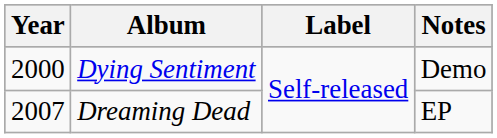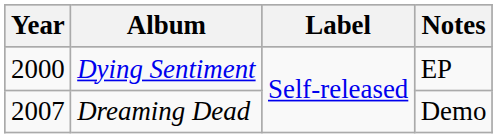(454, 68) Demo -> (436, 68) EP
(436, 111) EP -> (454, 111) Demo
